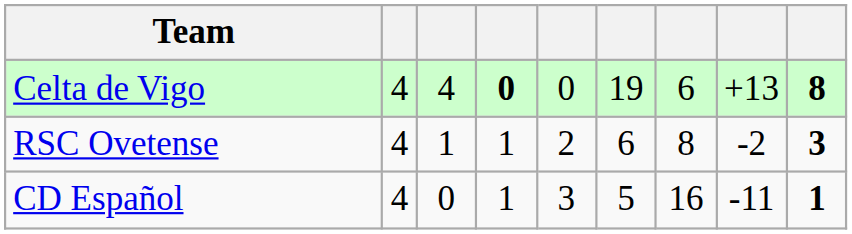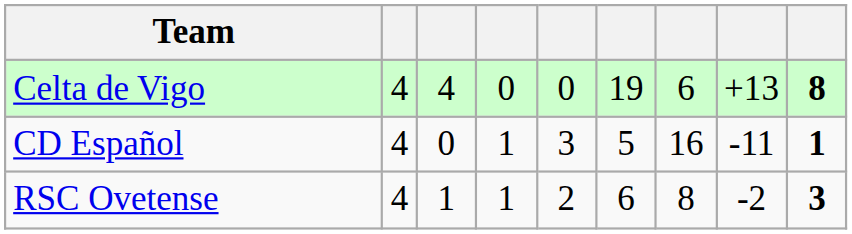(506, 87) bold -> (506, 87) normal
rows swapped: (116, 143) <-> (98, 198)
